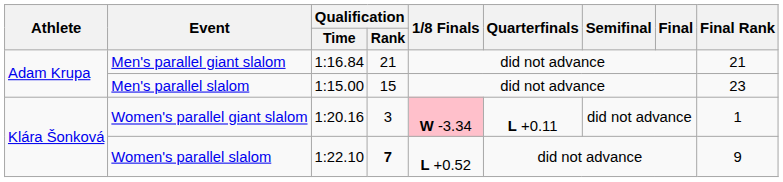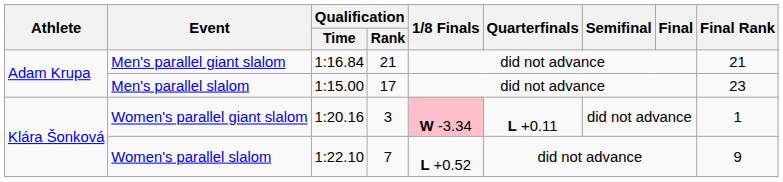(388, 86) 15 -> (388, 86) 17
(388, 157) bold -> (388, 157) normal
